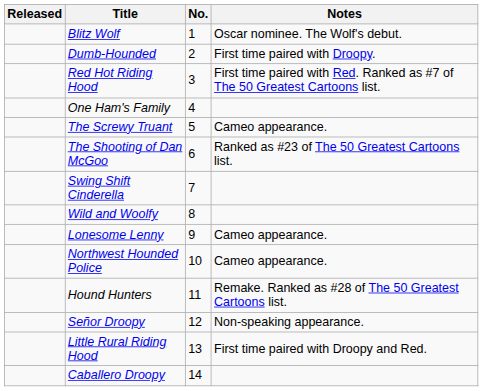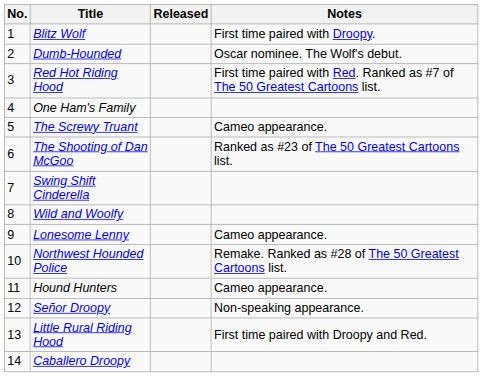columns swapped: (198, 14) <-> (35, 14)
(308, 34) Oscar nominee. The Wolf's debut. -> (295, 34) First time paired with Droopy.
(295, 53) First time paired with Droopy. -> (308, 53) Oscar nominee. The Wolf's debut.
(271, 261) Cameo appearance. -> (336, 261) Remake. Ranked as #28 of The 50 Greatest Cartoons list.
(336, 295) Remake. Ranked as #28 of The 50 Greatest Cartoons list. -> (271, 288) Cameo appearance.
